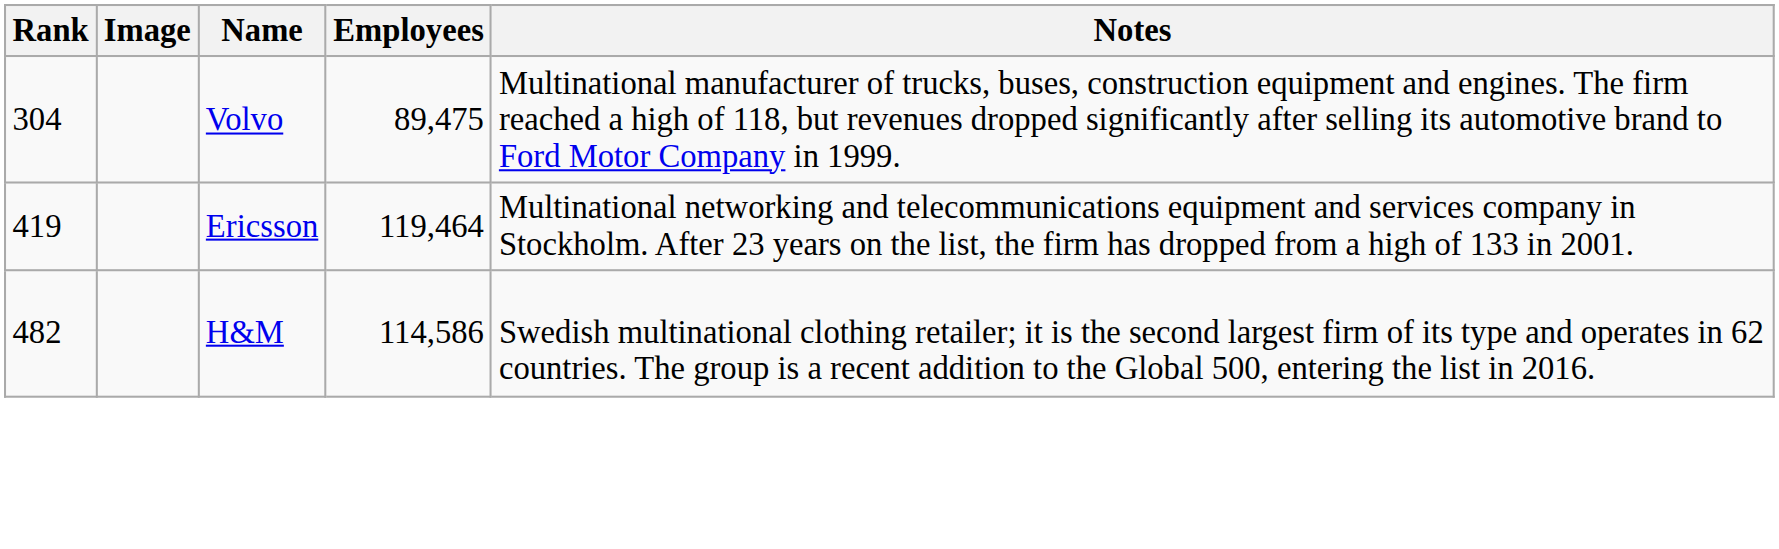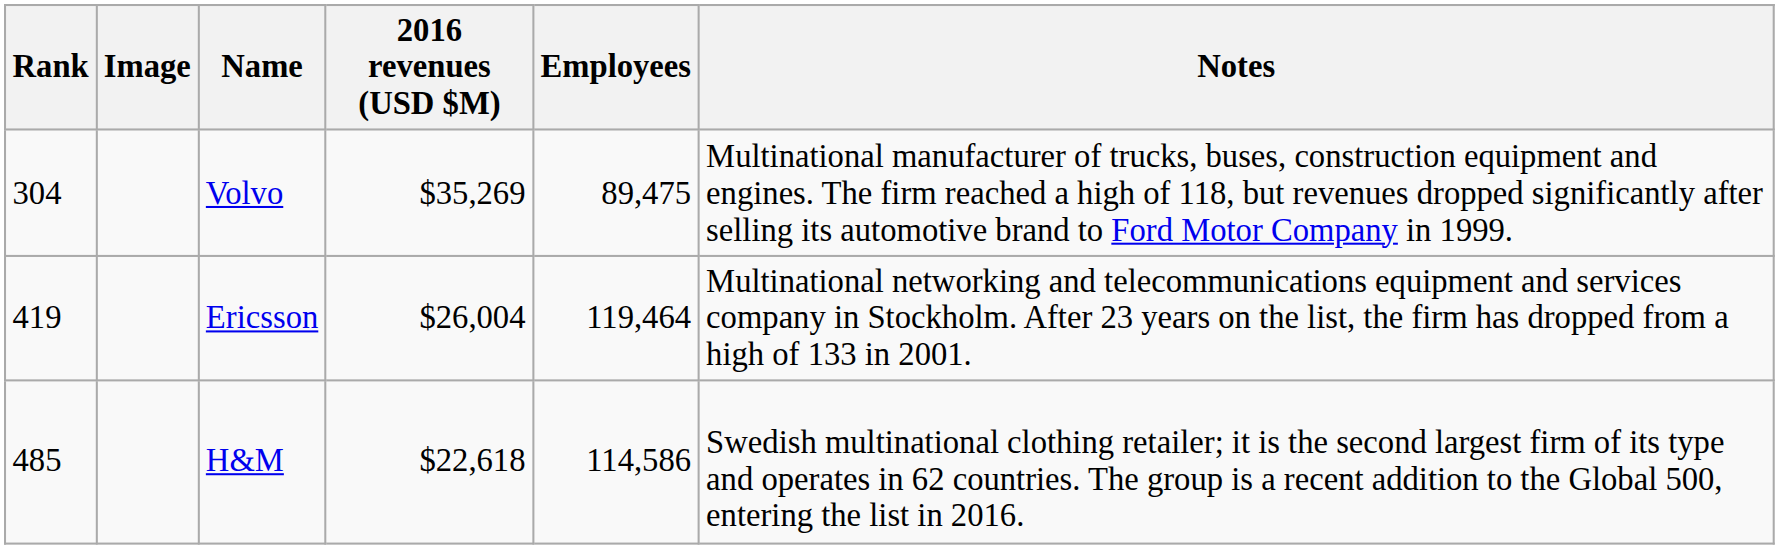+ column: (429, 67)
(37, 332) 482 -> (37, 461) 485
